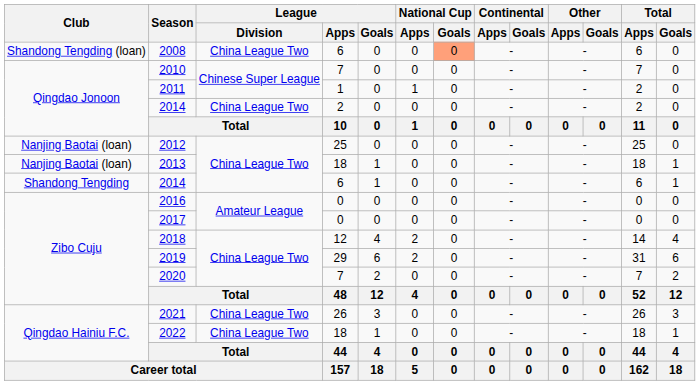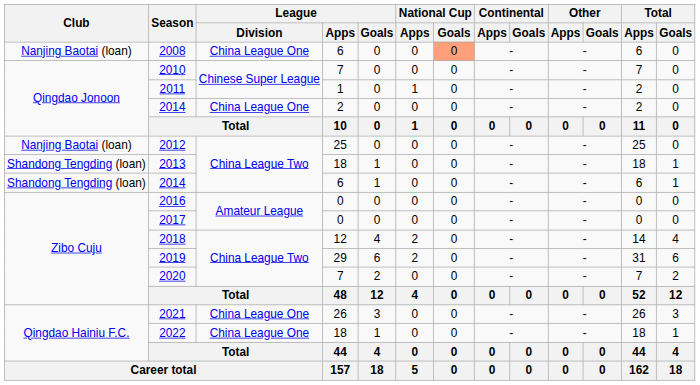(76, 51) Shandong Tengding (loan) -> (76, 51) Nanjing Baotai (loan)
(259, 51) China League Two -> (259, 51) China League One
(259, 107) China League Two -> (259, 107) China League One
(76, 164) Nanjing Baotai (loan) -> (76, 164) Shandong Tengding (loan)
(76, 182) Shandong Tengding -> (76, 182) Shandong Tengding (loan)
(259, 314) China League Two -> (259, 314) China League One
(259, 333) China League Two -> (259, 333) China League One
